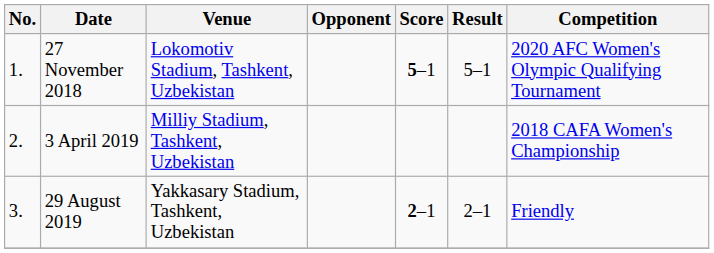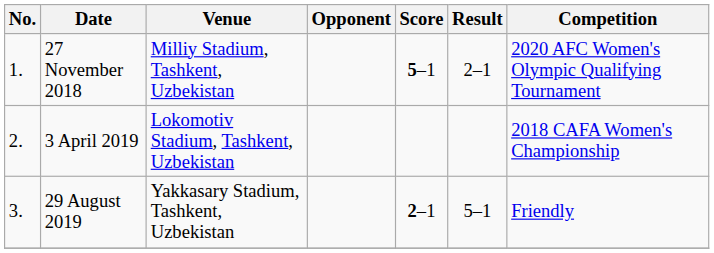(222, 69) Lokomotiv Stadium, Tashkent, Uzbekistan -> (210, 69) Milliy Stadium, Tashkent, Uzbekistan
(477, 69) 5–1 -> (477, 69) 2–1
(210, 140) Milliy Stadium, Tashkent, Uzbekistan -> (222, 140) Lokomotiv Stadium, Tashkent, Uzbekistan
(477, 211) 2–1 -> (477, 211) 5–1
